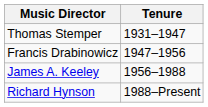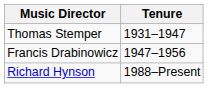- row: (53, 72)
